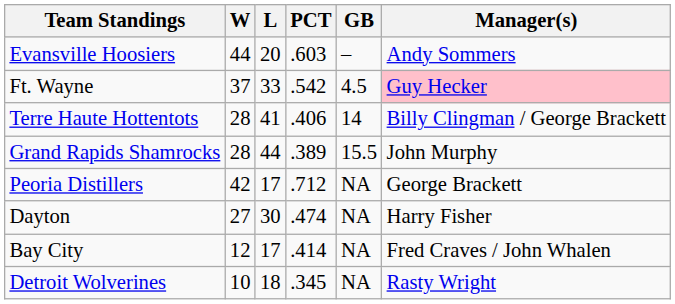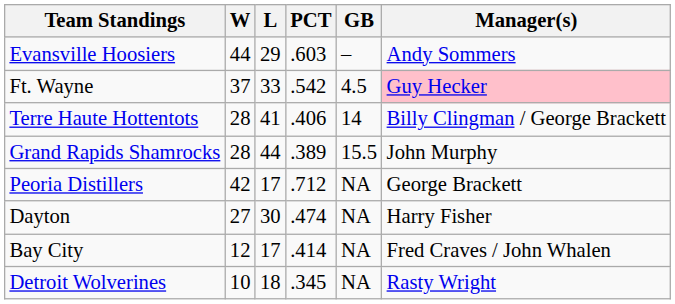(270, 53) 20 -> (270, 53) 29
